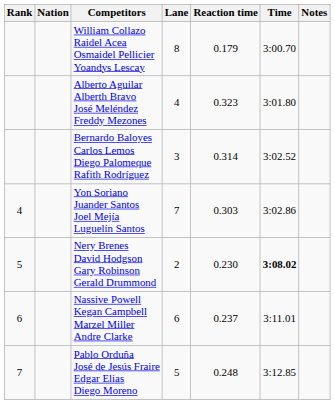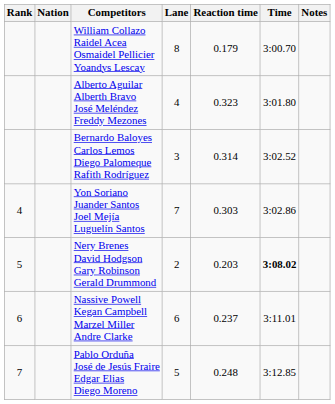(226, 264) 0.230 -> (226, 264) 0.203
